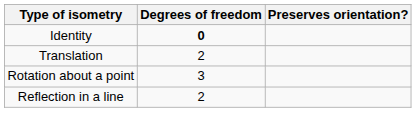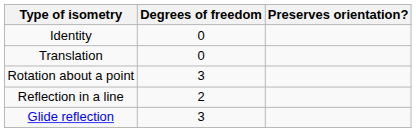(201, 35) bold -> (201, 35) normal
(201, 55) 2 -> (201, 55) 0
+ row: (71, 117)
